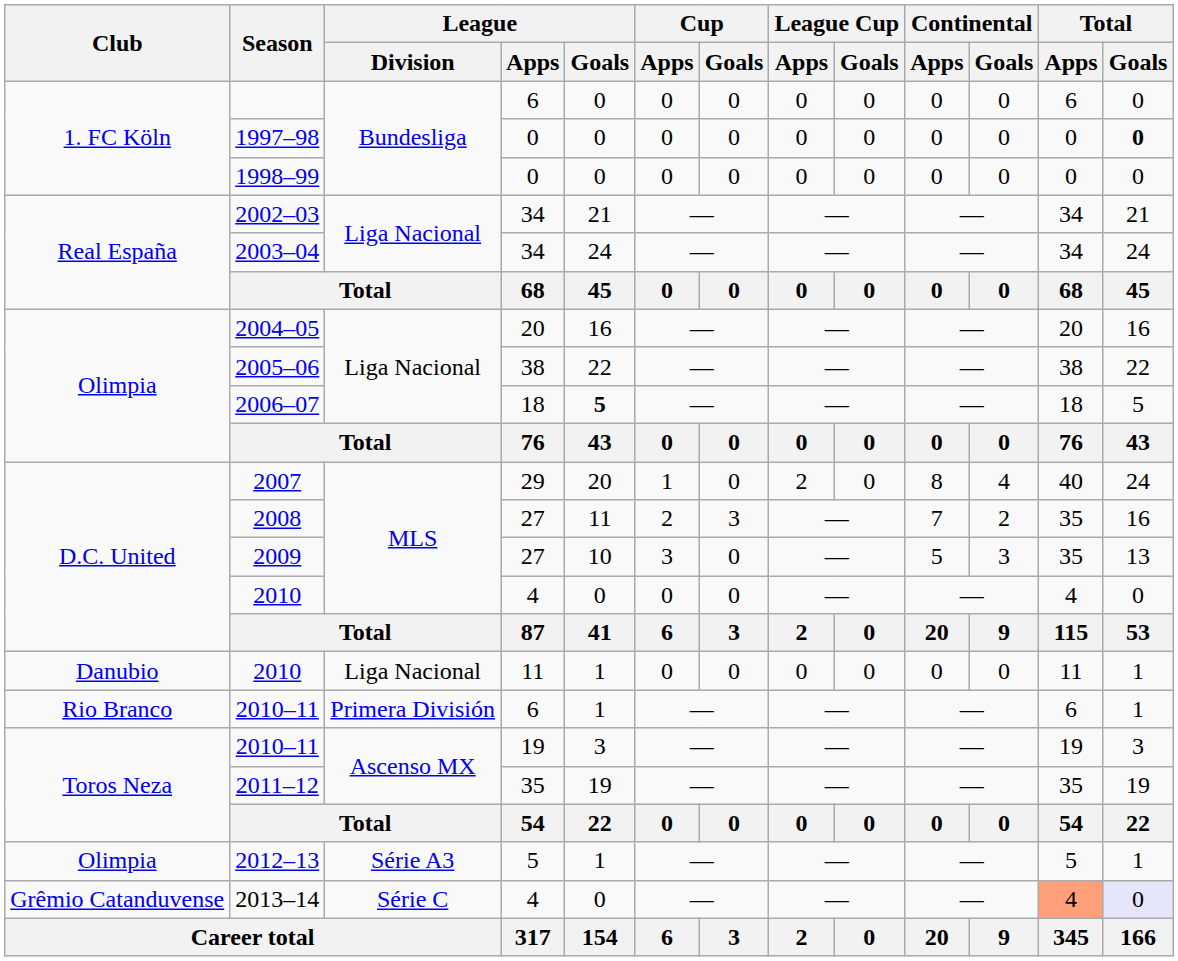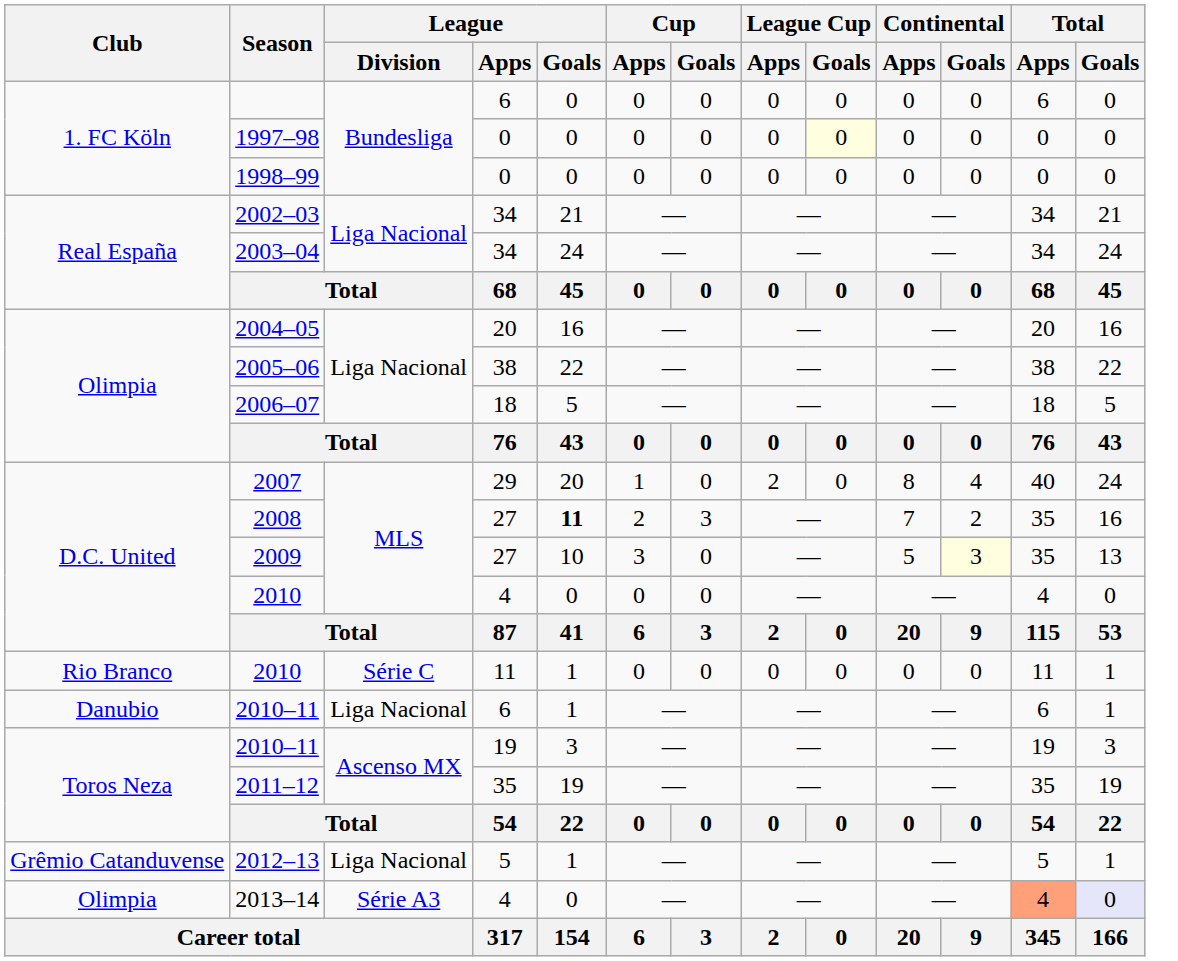(869, 137) no background -> (841, 137) lightyellow background
(1138, 137) bold -> (1110, 137) normal
(600, 404) bold -> (572, 404) normal
(600, 518) normal -> (572, 518) bold
(1004, 556) no background -> (976, 556) lightyellow background
(117, 670) Danubio -> (117, 670) Rio Branco
(413, 670) Liga Nacional -> (399, 670) Série C
(117, 708) Rio Branco -> (117, 708) Danubio
(413, 708) Primera División -> (399, 708) Liga Nacional
(117, 860) Olimpia -> (117, 860) Grêmio Catanduvense
(413, 860) Série A3 -> (399, 860) Liga Nacional
(117, 898) Grêmio Catanduvense -> (117, 898) Olimpia
(413, 898) Série C -> (399, 898) Série A3
